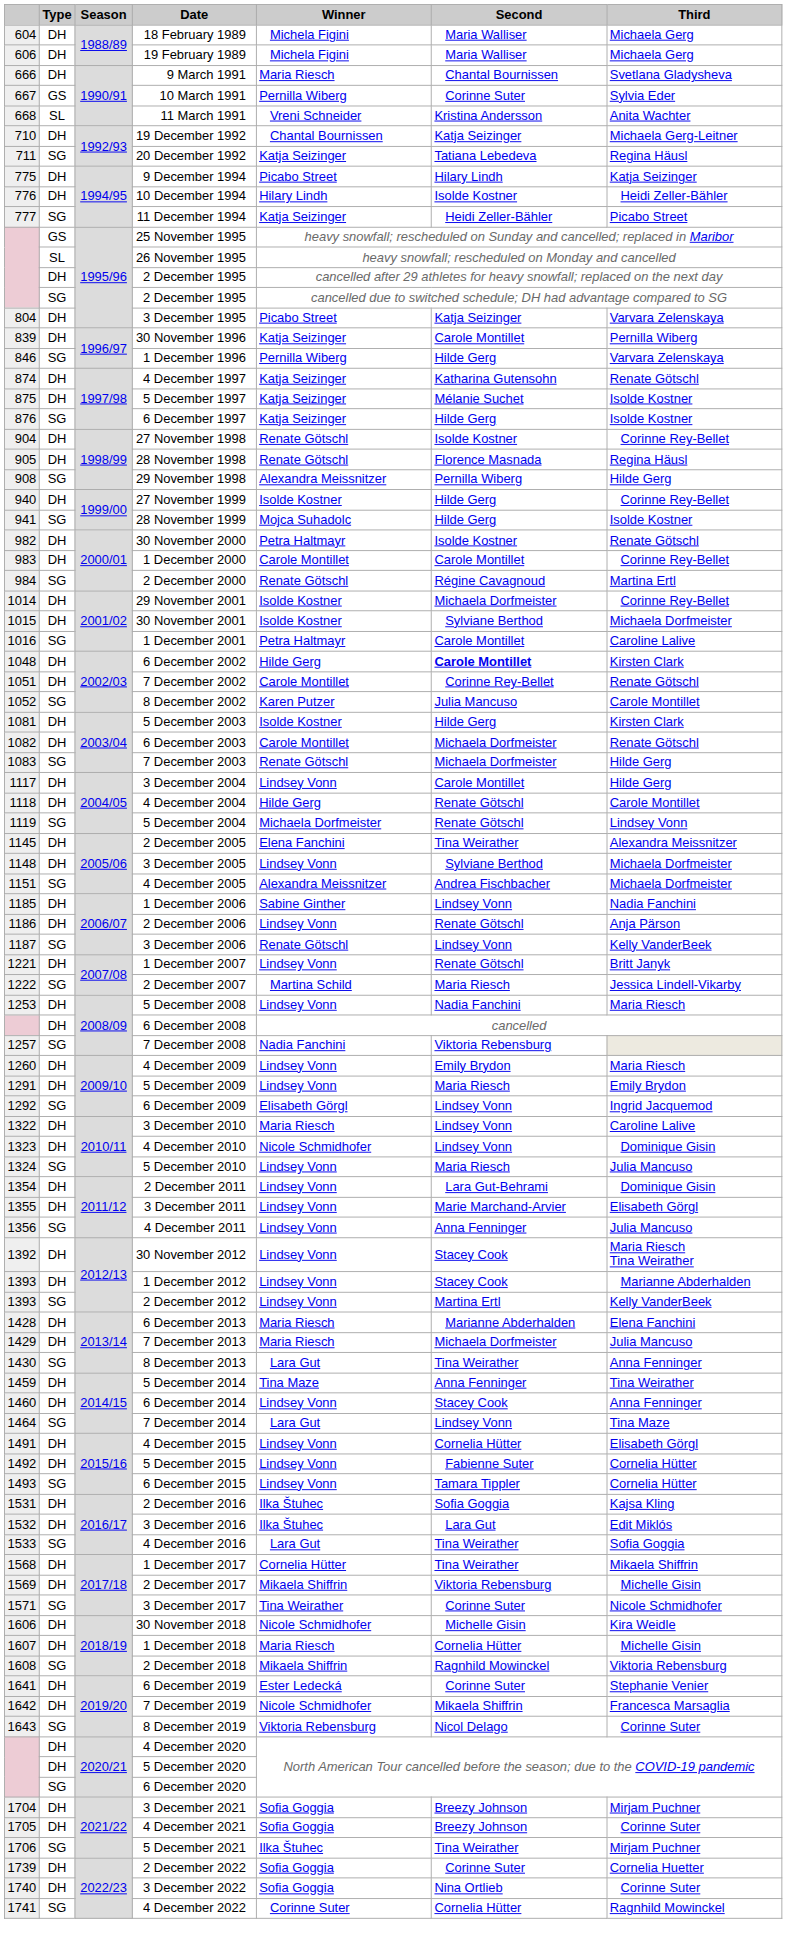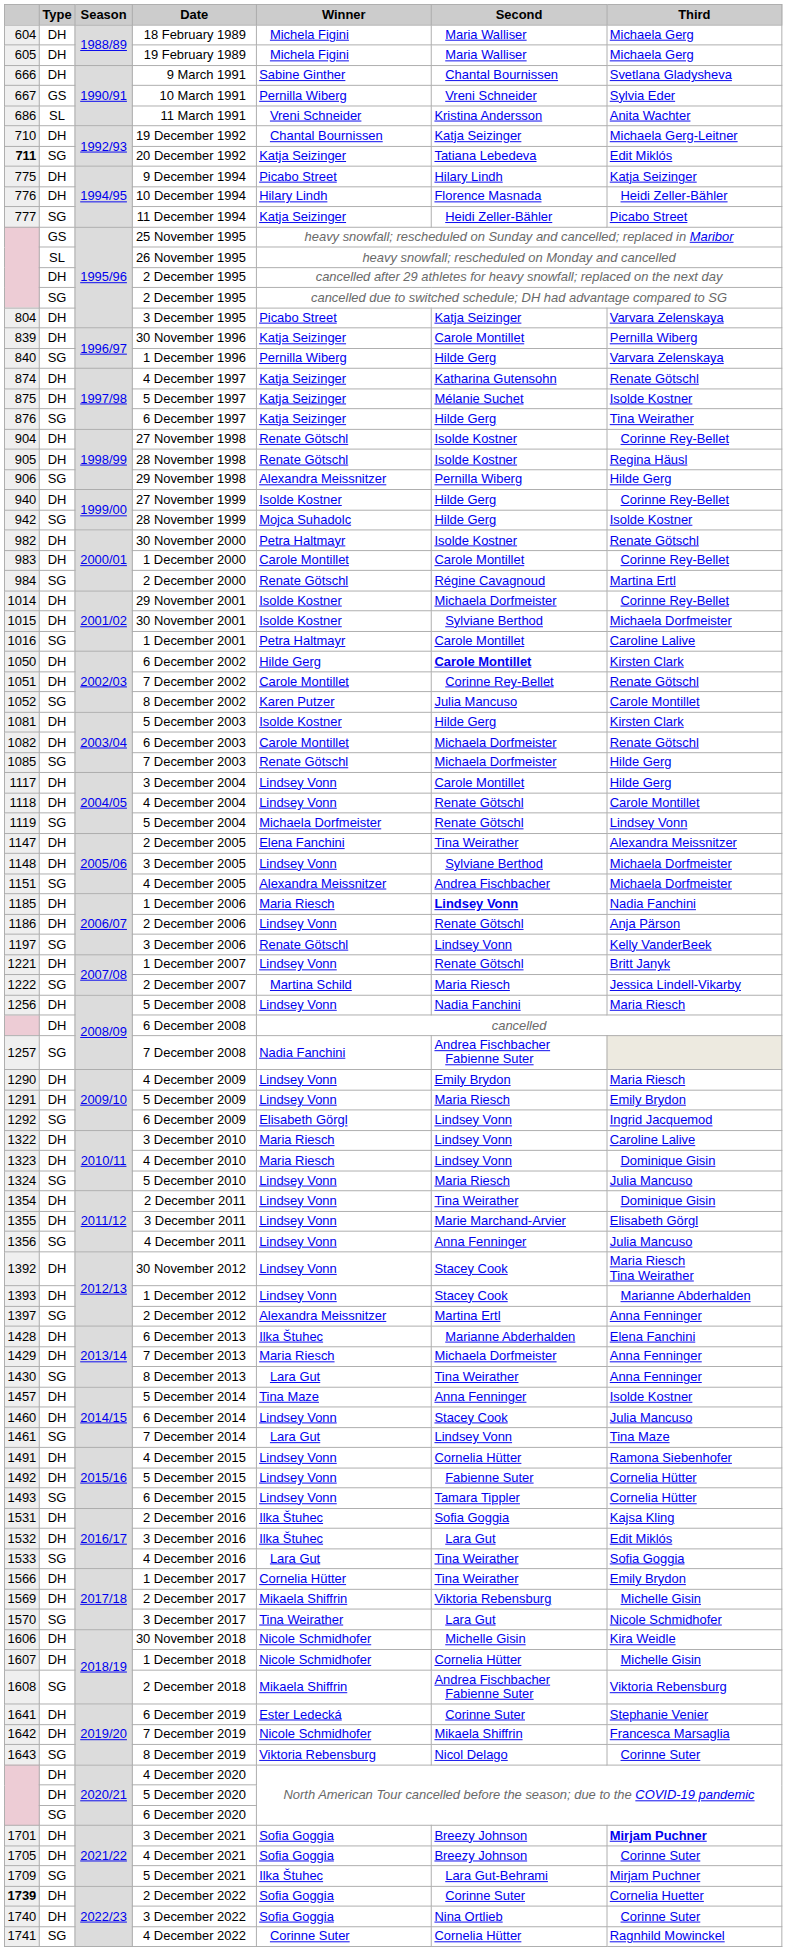(25, 55) 606 -> (25, 55) 605
(297, 75) Maria Riesch -> (302, 75) Sabine Ginther
(480, 95) Corinne Suter -> (486, 95) Vreni Schneider
(25, 115) 668 -> (25, 115) 686
(26, 156) normal -> (26, 156) bold
(649, 156) Regina Häusl -> (641, 156) Edit Miklós
(476, 196) Isolde Kostner -> (488, 196) Florence Masnada
(25, 358) 846 -> (25, 358) 840
(651, 419) Isolde Kostner -> (652, 419) Tina Weirather
(488, 459) Florence Masnada -> (476, 459) Isolde Kostner
(25, 479) 908 -> (25, 479) 906
(25, 520) 941 -> (25, 520) 942
(22, 661) 1048 -> (22, 661) 1050
(22, 762) 1083 -> (22, 762) 1085
(290, 803) Hilde Gerg -> (298, 803) Lindsey Vonn
(22, 843) 1145 -> (22, 843) 1147
(302, 904) Sabine Ginther -> (297, 904) Maria Riesch
(473, 904) normal -> (476, 904) bold
(22, 944) 1187 -> (22, 944) 1197
(22, 1005) 1253 -> (22, 1005) 1256
(493, 1045) Viktoria Rebensburg -> (492, 1052) Andrea Fischbacher Fabienne Suter
(22, 1065) 1260 -> (22, 1079) 1290
(315, 1146) Nicole Schmidhofer -> (297, 1160) Maria Riesch
(491, 1187) Lara Gut-Behrami -> (476, 1201) Tina Weirather
(22, 1302) 1393 -> (22, 1316) 1397
(298, 1302) Lindsey Vonn -> (323, 1316) Alexandra Meissnitzer
(661, 1302) Kelly VanderBeek -> (656, 1316) Anna Fenninger
(297, 1322) Maria Riesch -> (291, 1336) Ilka Štuhec
(651, 1342) Julia Mancuso -> (656, 1356) Anna Fenninger
(22, 1382) 1459 -> (22, 1397) 1457
(652, 1382) Tina Weirather -> (651, 1397) Isolde Kostner
(656, 1403) Anna Fenninger -> (651, 1417) Julia Mancuso
(22, 1423) 1464 -> (22, 1437) 1461
(654, 1443) Elisabeth Görgl -> (671, 1457) Ramona Siebenhofer
(22, 1564) 1568 -> (22, 1578) 1566
(654, 1564) Mikaela Shiffrin -> (648, 1578) Emily Brydon
(22, 1605) 1571 -> (22, 1619) 1570
(480, 1605) Corinne Suter -> (465, 1619) Lara Gut
(297, 1645) Maria Riesch -> (315, 1659) Nicole Schmidhofer
(492, 1665) Ragnhild Mowinckel -> (492, 1687) Andrea Fischbacher Fabienne Suter
(22, 1807) 1704 -> (22, 1835) 1701
(655, 1807) normal -> (658, 1835) bold
(22, 1847) 1706 -> (22, 1876) 1709
(476, 1847) Tina Weirather -> (491, 1876) Lara Gut-Behrami
(22, 1868) normal -> (22, 1896) bold
